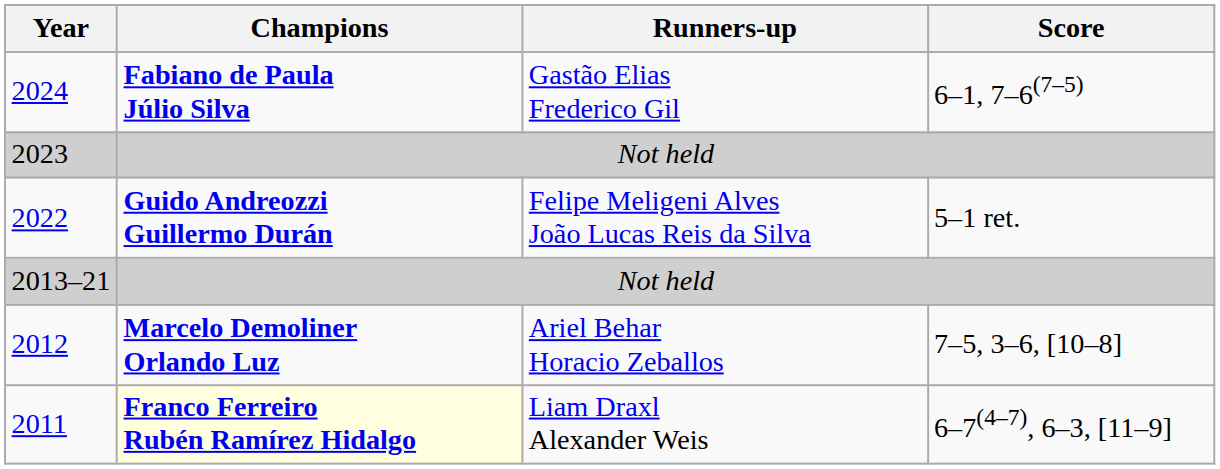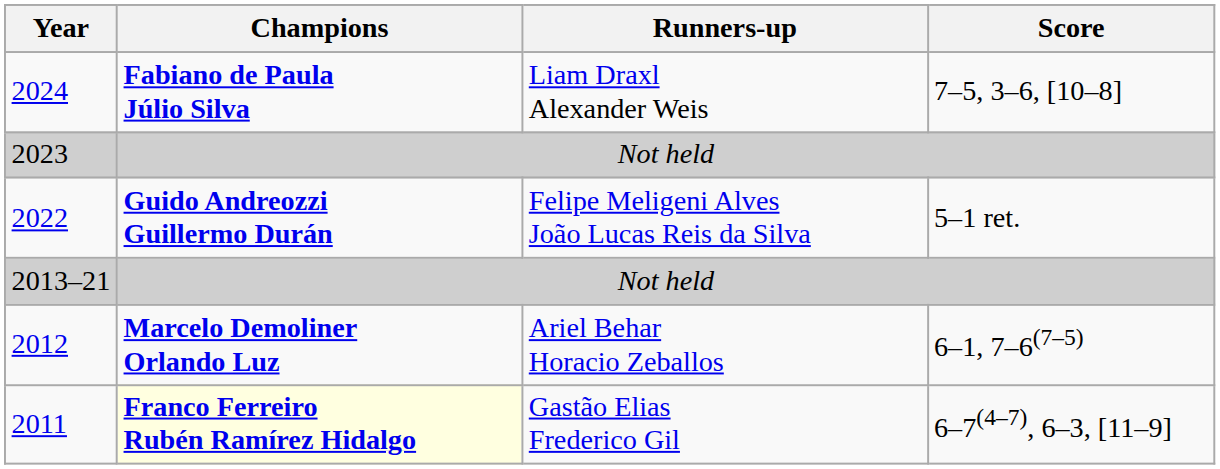(604, 91) Gastão Elias Frederico Gil -> (619, 91) Liam Draxl Alexander Weis
(1009, 91) 6–1, 7–6(7–5) -> (1028, 91) 7–5, 3–6, [10–8]
(1028, 344) 7–5, 3–6, [10–8] -> (1009, 344) 6–1, 7–6(7–5)
(619, 424) Liam Draxl Alexander Weis -> (604, 424) Gastão Elias Frederico Gil
